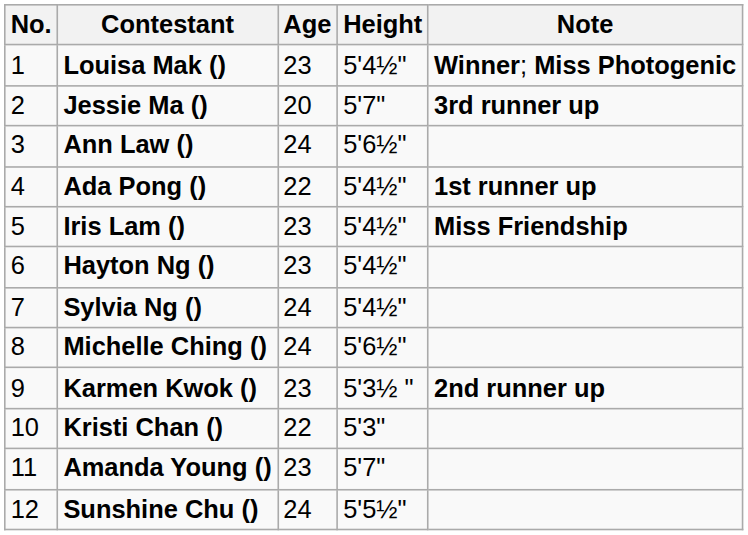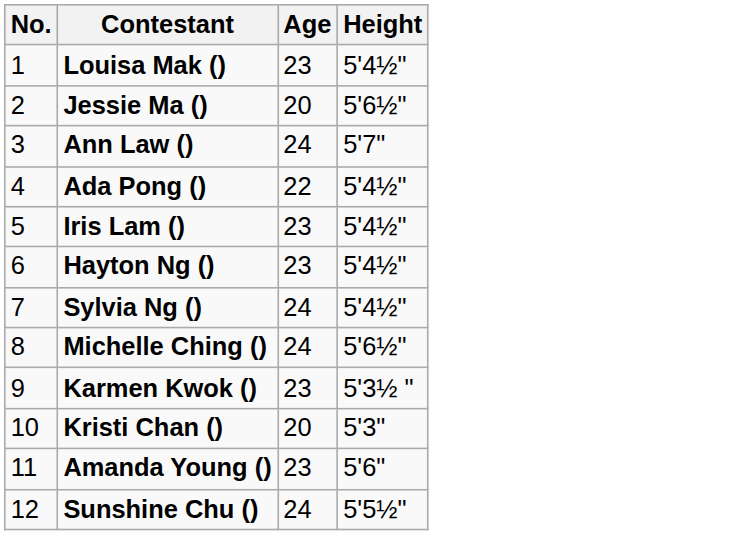- column: (585, 24)
(364, 105) 5'7" -> (375, 105) 5'6½"
(375, 145) 5'6½" -> (364, 145) 5'7"
(297, 428) 22 -> (297, 428) 20
(364, 468) 5'7" -> (364, 468) 5'6"
